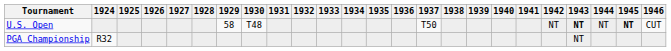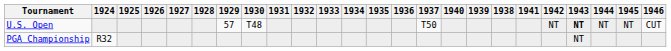columns swapped: (454, 12) <-> (504, 12)
(229, 26) 58 -> (229, 26) 57
(629, 26) bold -> (629, 26) normal
